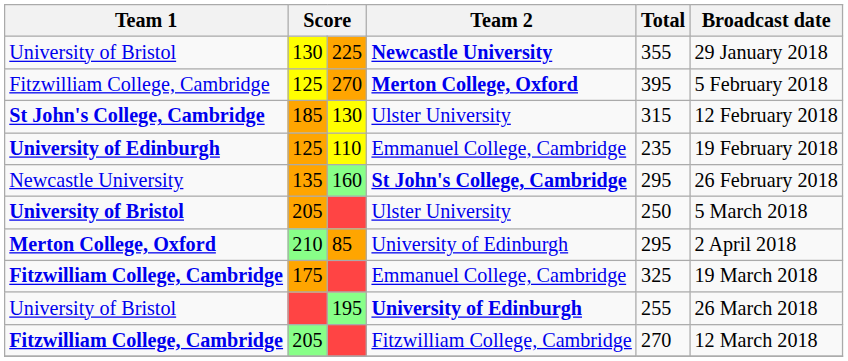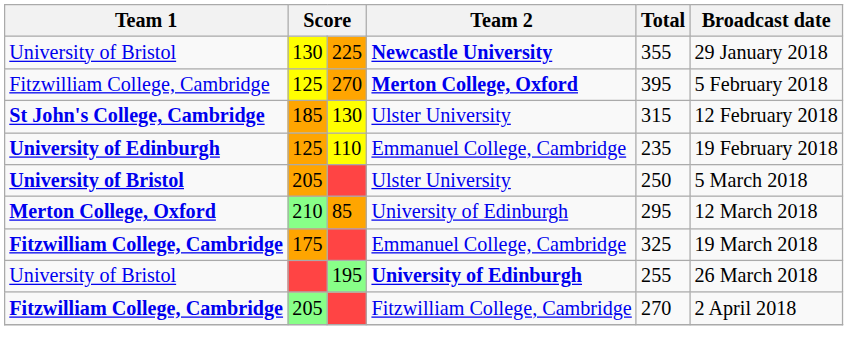- row: (307, 180)
(745, 244) 2 April 2018 -> (756, 212) 12 March 2018
(756, 340) 12 March 2018 -> (745, 308) 2 April 2018
